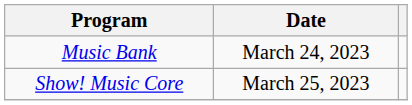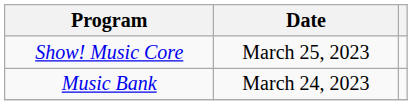rows swapped: (109, 52) <-> (109, 83)
